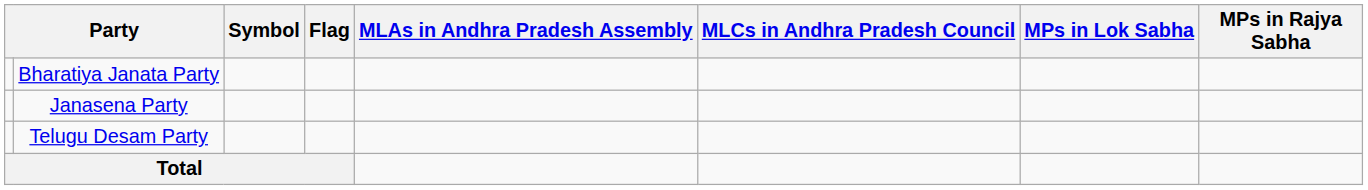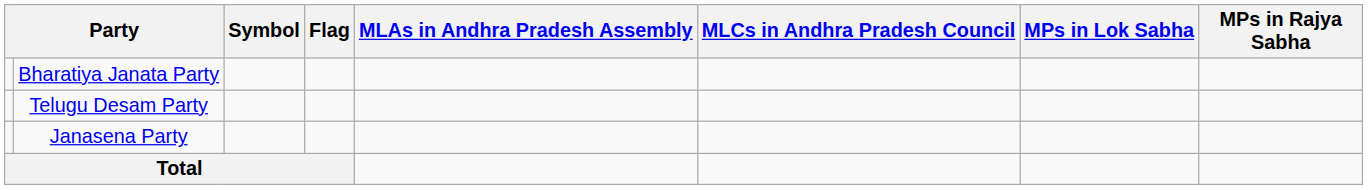rows swapped: (119, 105) <-> (119, 136)
